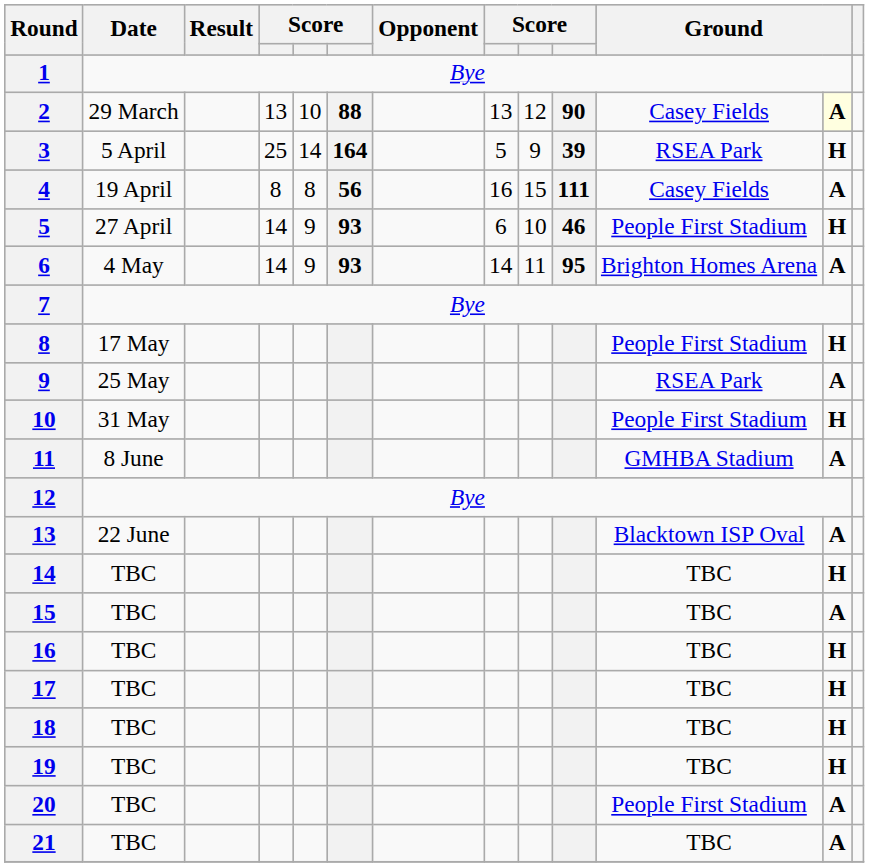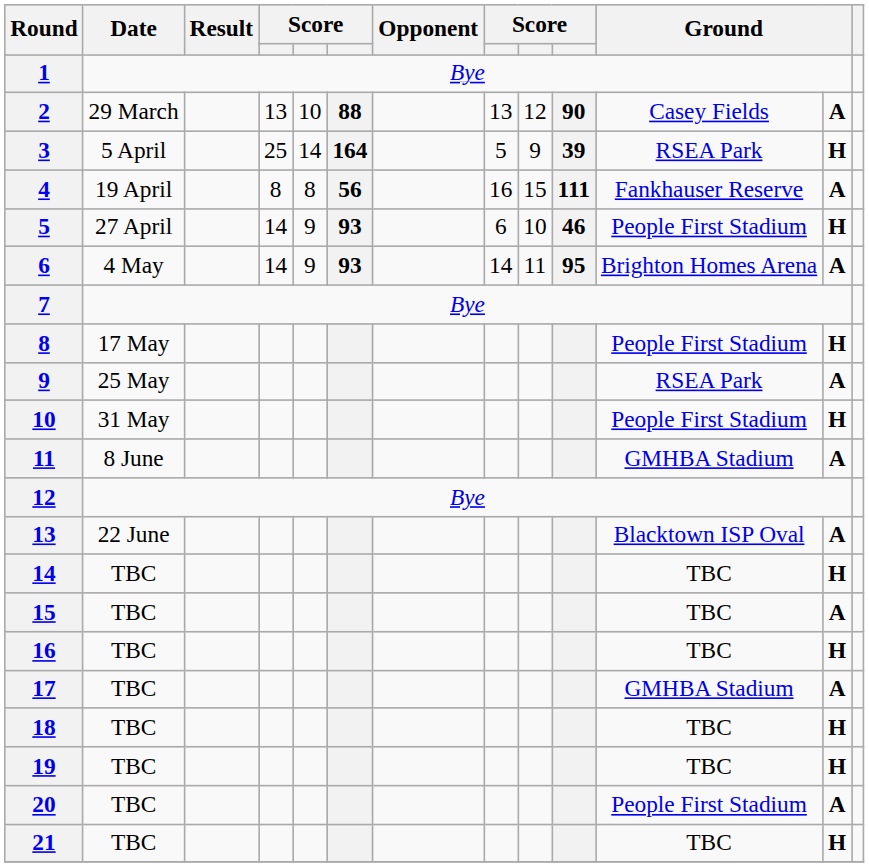(837, 112) lightyellow background -> (837, 112) no background
(709, 188) Casey Fields -> (709, 188) Fankhauser Reserve
(709, 689) TBC -> (709, 689) GMHBA Stadium
(837, 689) H -> (837, 689) A
(837, 843) A -> (837, 843) H
